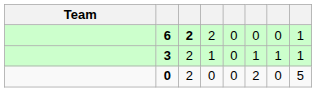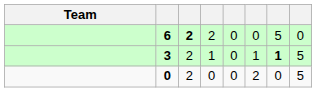(278, 35) 0 -> (278, 35) 5
(300, 35) 1 -> (300, 35) 0
(278, 55) normal -> (278, 55) bold
(300, 55) 1 -> (300, 55) 5
